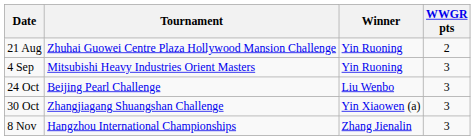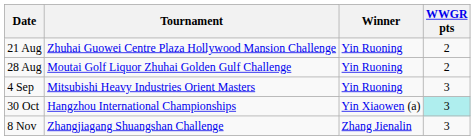+ row: (24, 67)
- row: (23, 87)
(135, 106) Zhangjiagang Shuangshan Challenge -> (142, 106) Hangzhou International Championships
(447, 106) no background -> (447, 106) paleturquoise background
(142, 126) Hangzhou International Championships -> (135, 126) Zhangjiagang Shuangshan Challenge
